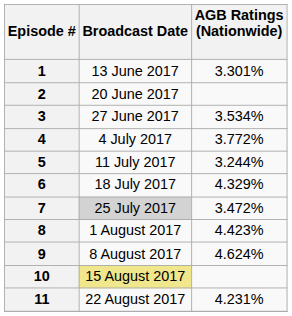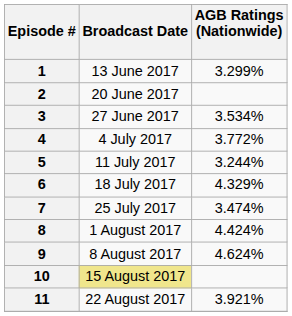(239, 71) 3.301% -> (239, 71) 3.299%
(135, 208) lightgrey background -> (135, 208) no background
(239, 208) 3.472% -> (239, 208) 3.474%
(239, 231) 4.423% -> (239, 231) 4.424%
(239, 299) 4.231% -> (239, 299) 3.921%
